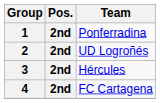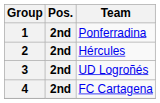(113, 51) UD Logroñés -> (102, 51) Hércules
(102, 70) Hércules -> (113, 70) UD Logroñés
